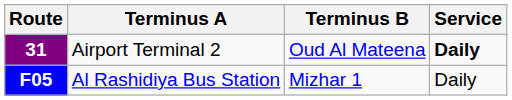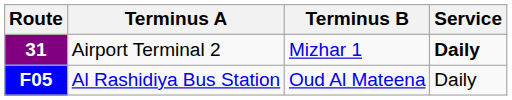(357, 49) Oud Al Mateena -> (325, 49) Mizhar 1
(325, 79) Mizhar 1 -> (357, 79) Oud Al Mateena
